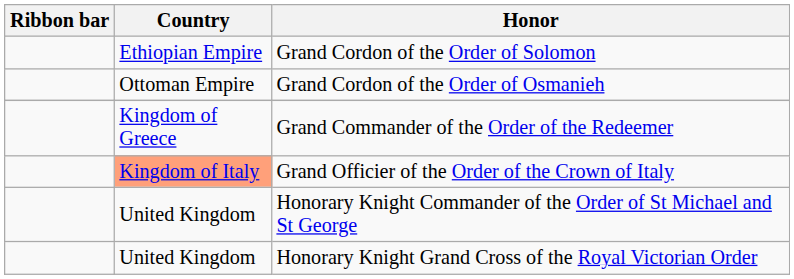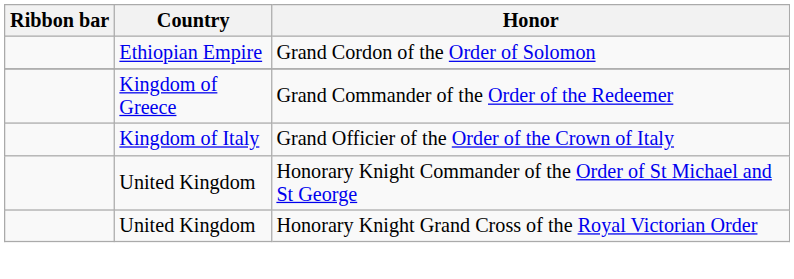- row: (440, 84)
(189, 171) lightsalmon background -> (189, 139) no background
